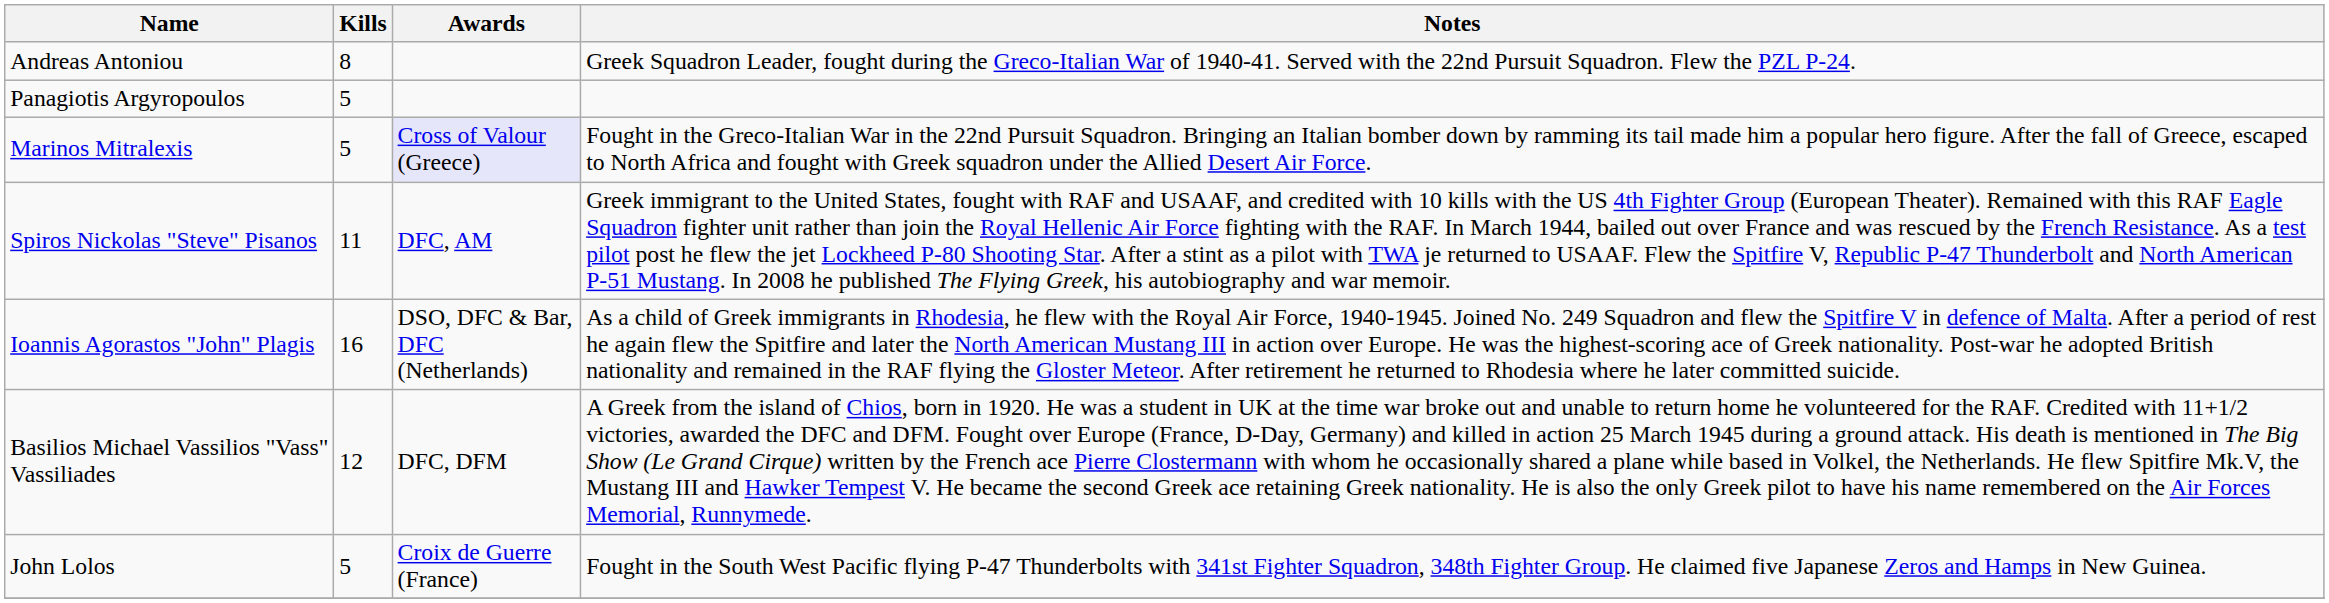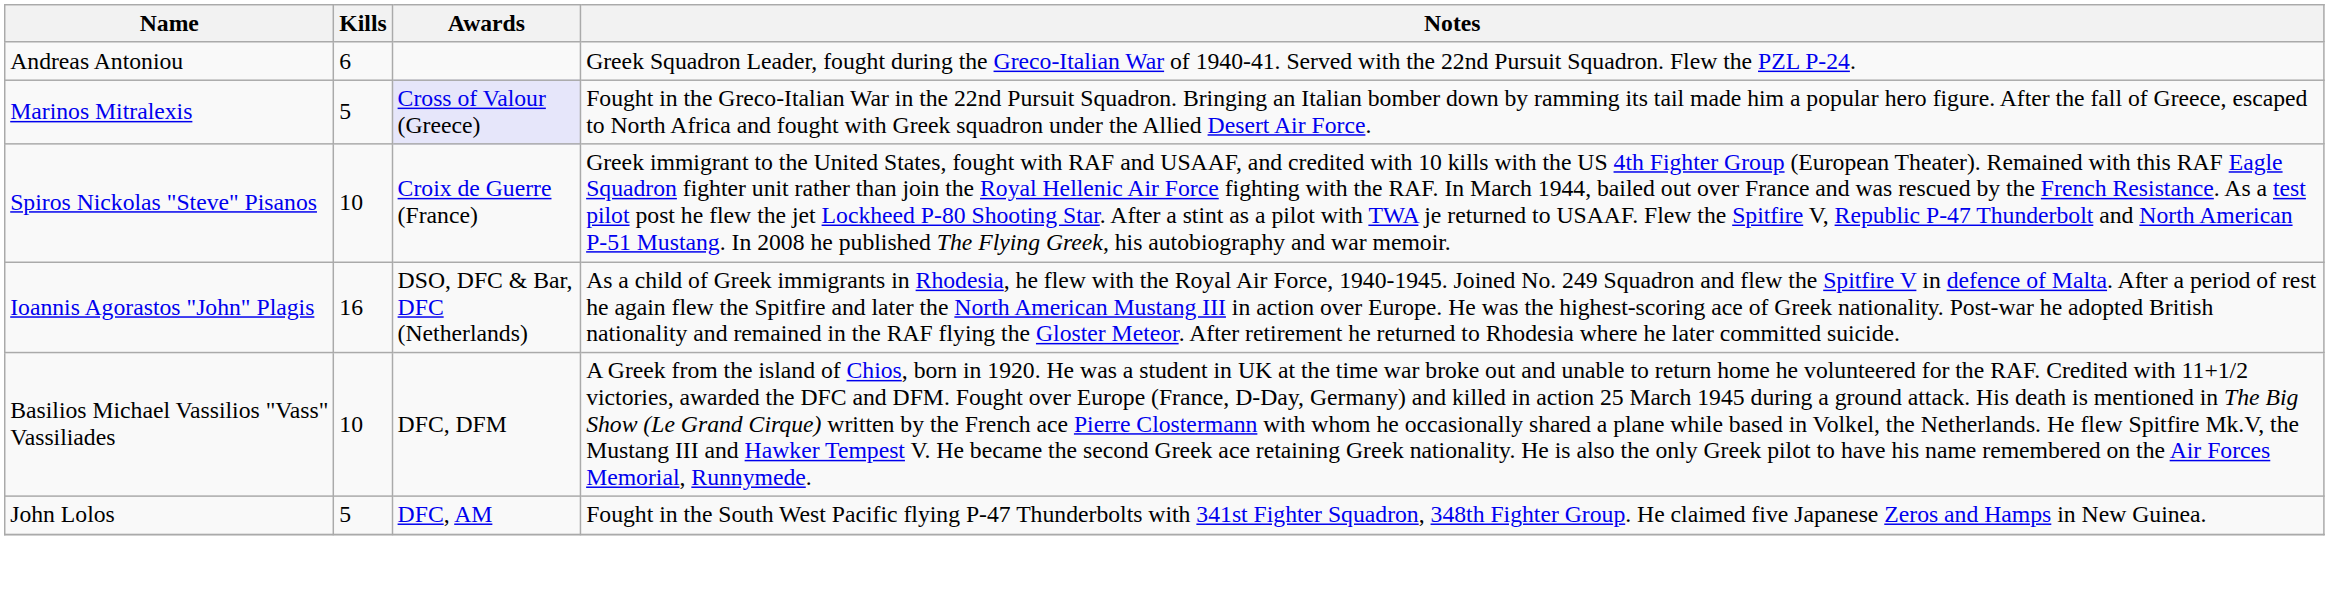(345, 60) 8 -> (345, 60) 6
- row: (127, 98)
(351, 240) 11 -> (351, 202) 10
(445, 240) DFC, AM -> (475, 202) Croix de Guerre (France)
(351, 461) 12 -> (351, 424) 10
(475, 565) Croix de Guerre (France) -> (445, 515) DFC, AM
